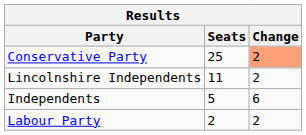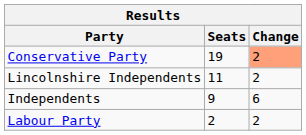(215, 57) 25 -> (215, 57) 19
(211, 99) 5 -> (211, 99) 9
